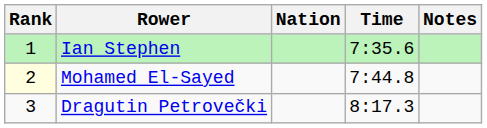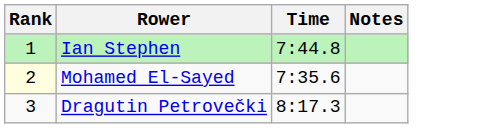- column: (308, 19)
(382, 49) 7:35.6 -> (308, 49) 7:44.8
(382, 78) 7:44.8 -> (308, 78) 7:35.6
